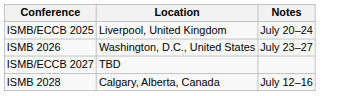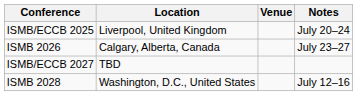+ column: (276, 13)
(177, 47) Washington, D.C., United States -> (159, 47) Calgary, Alberta, Canada
(159, 82) Calgary, Alberta, Canada -> (177, 82) Washington, D.C., United States
